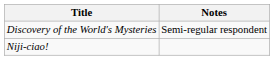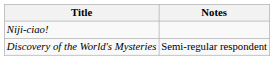rows swapped: (28, 47) <-> (82, 30)
